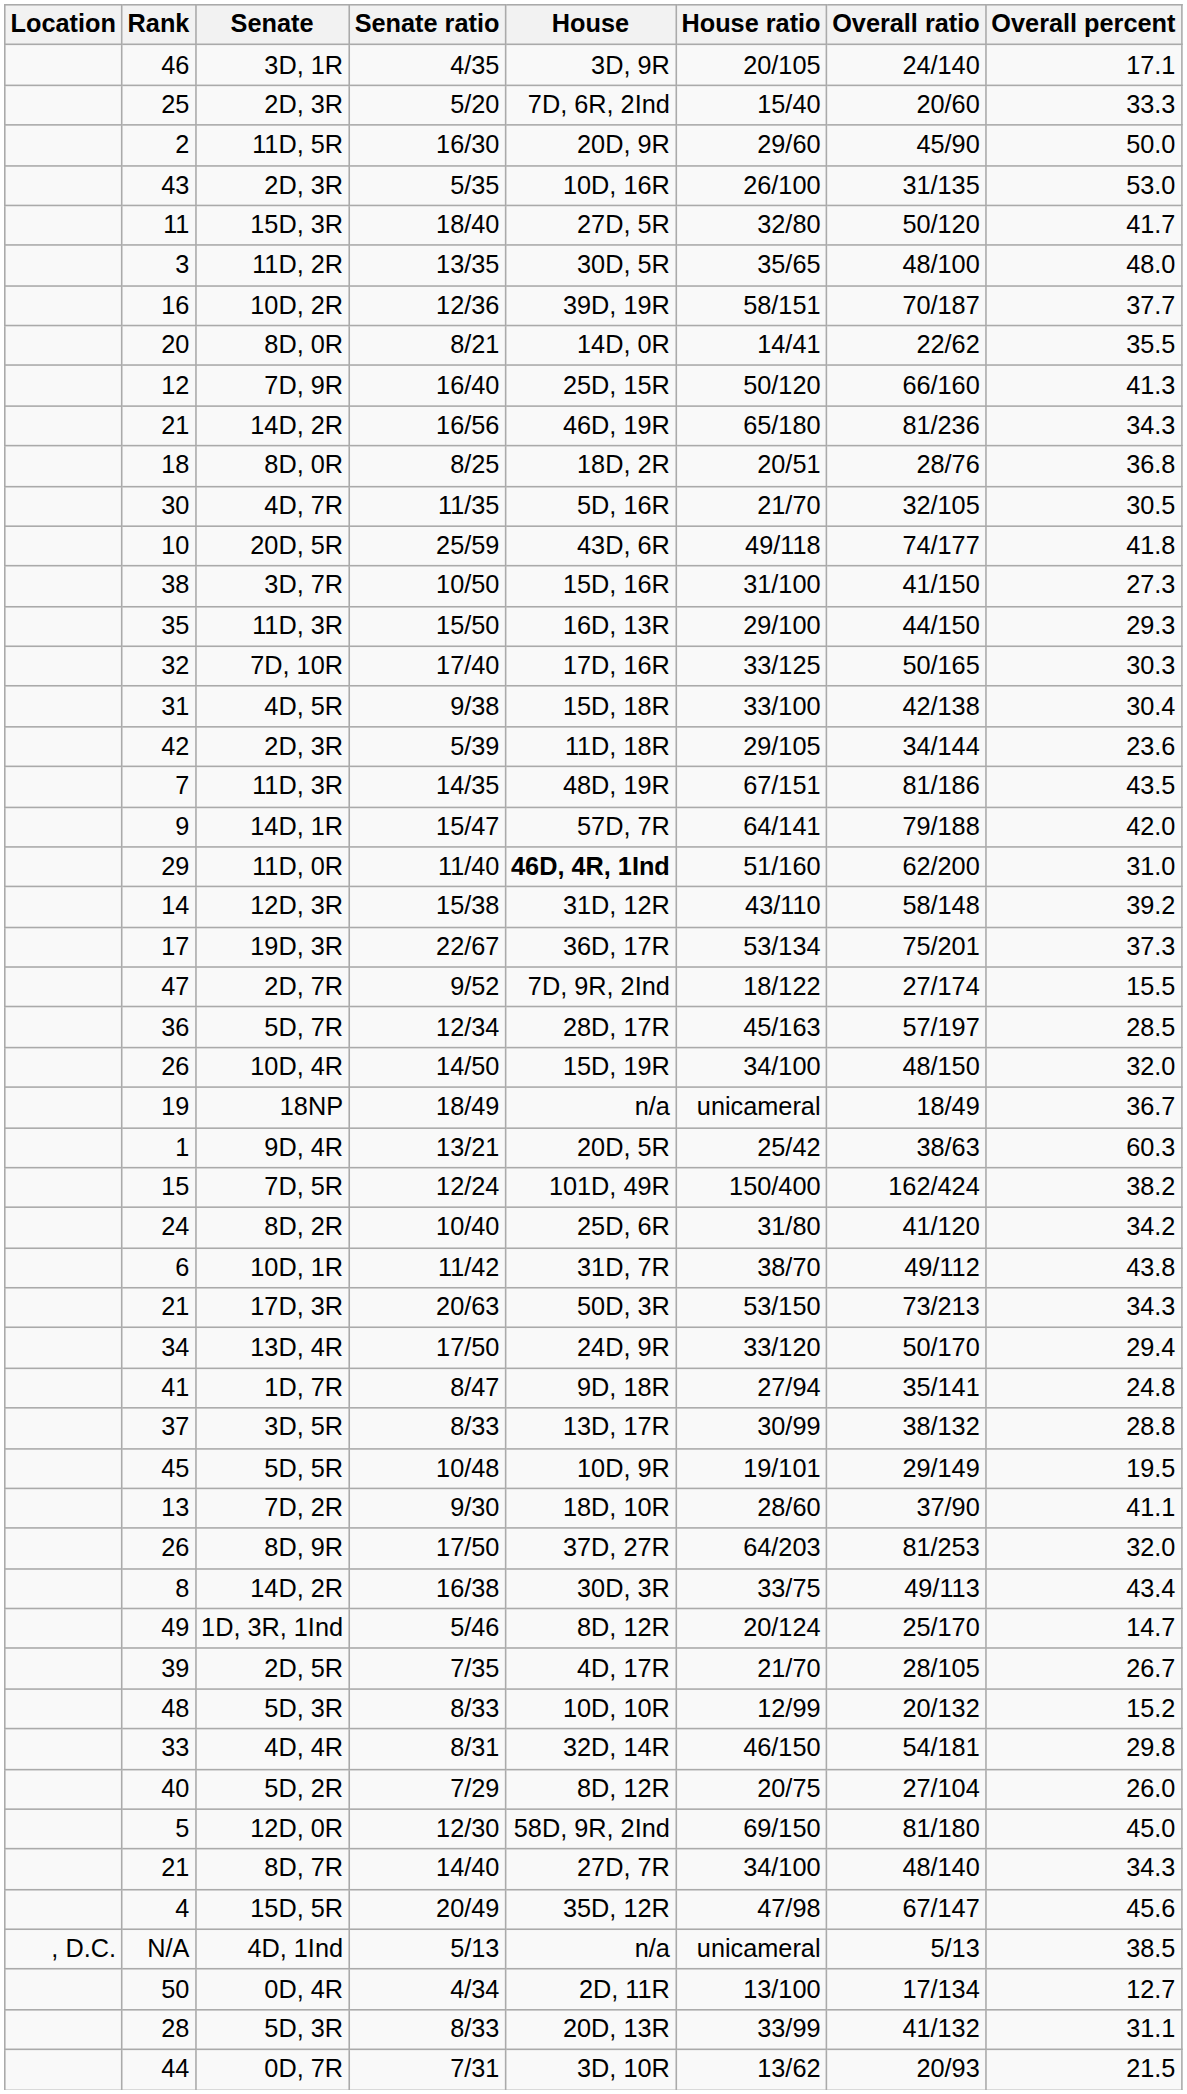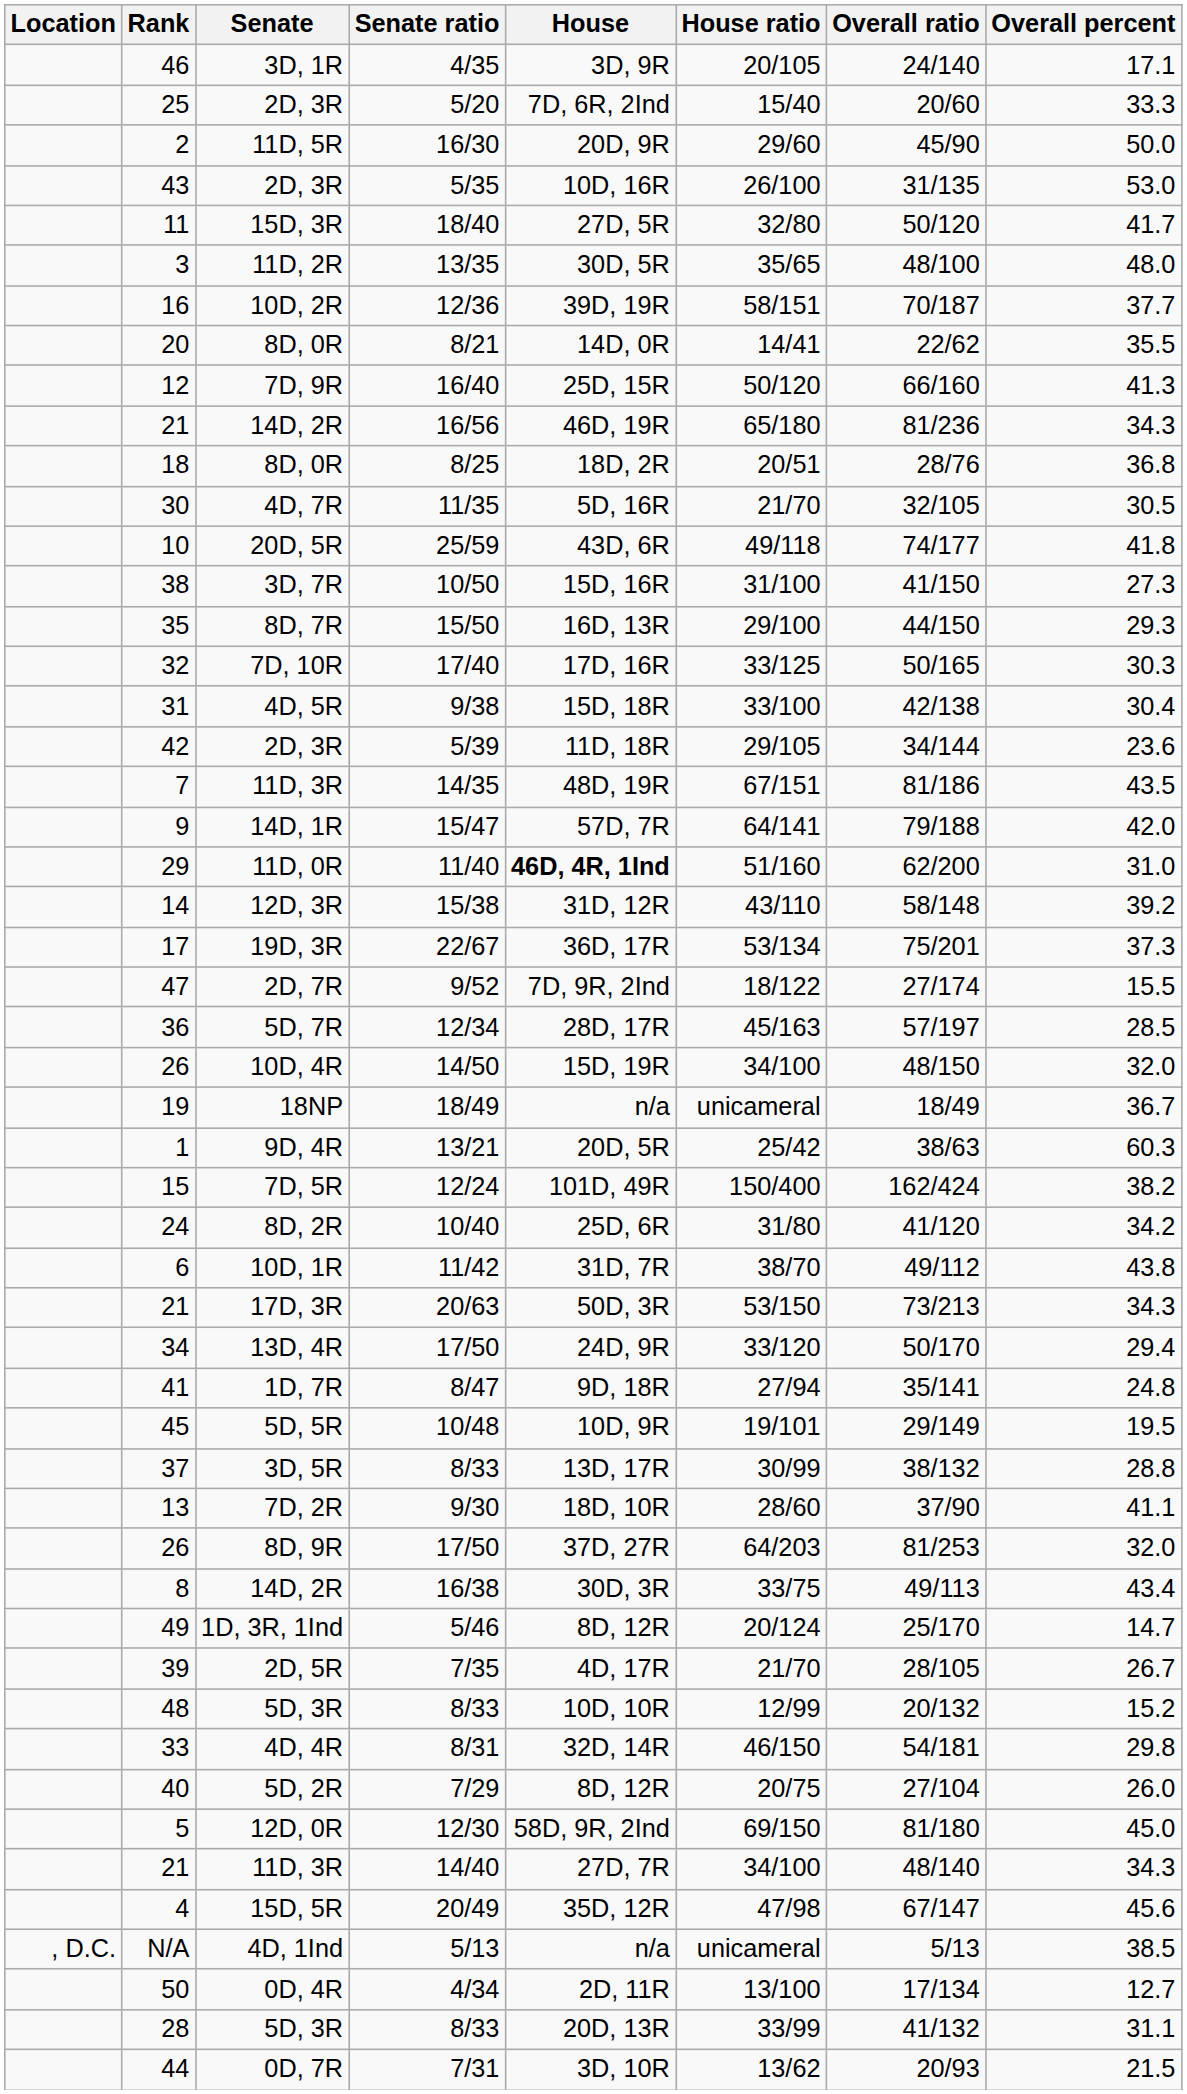(298, 625) 11D, 3R -> (304, 625) 8D, 7R
rows swapped: (175, 1427) <-> (175, 1467)
(304, 1868) 8D, 7R -> (298, 1868) 11D, 3R
